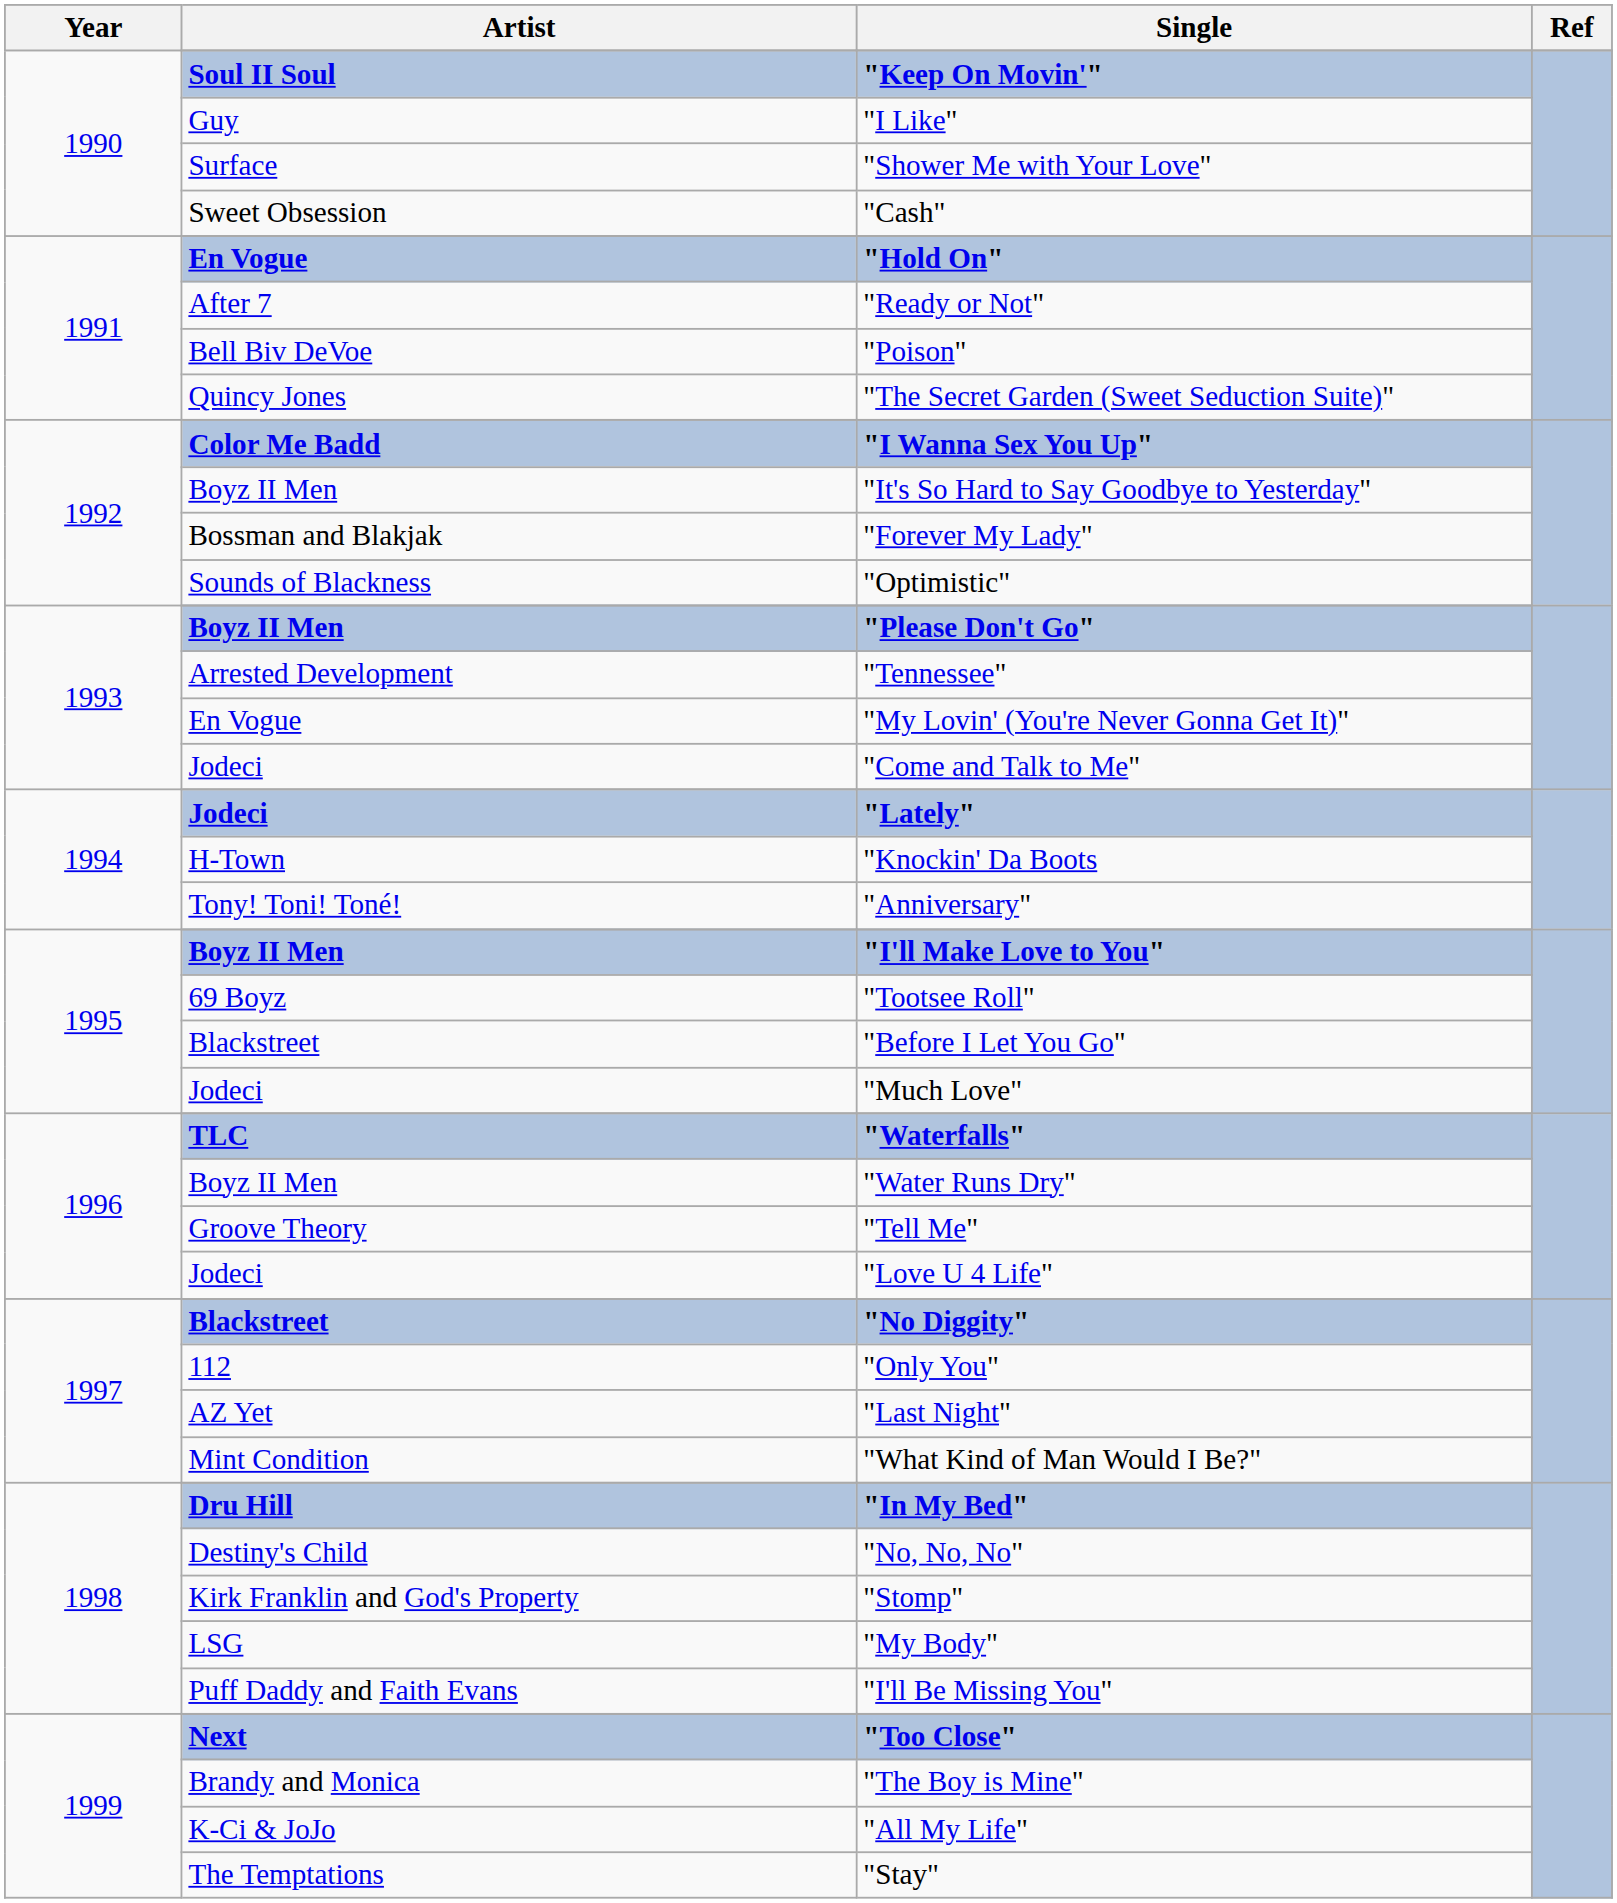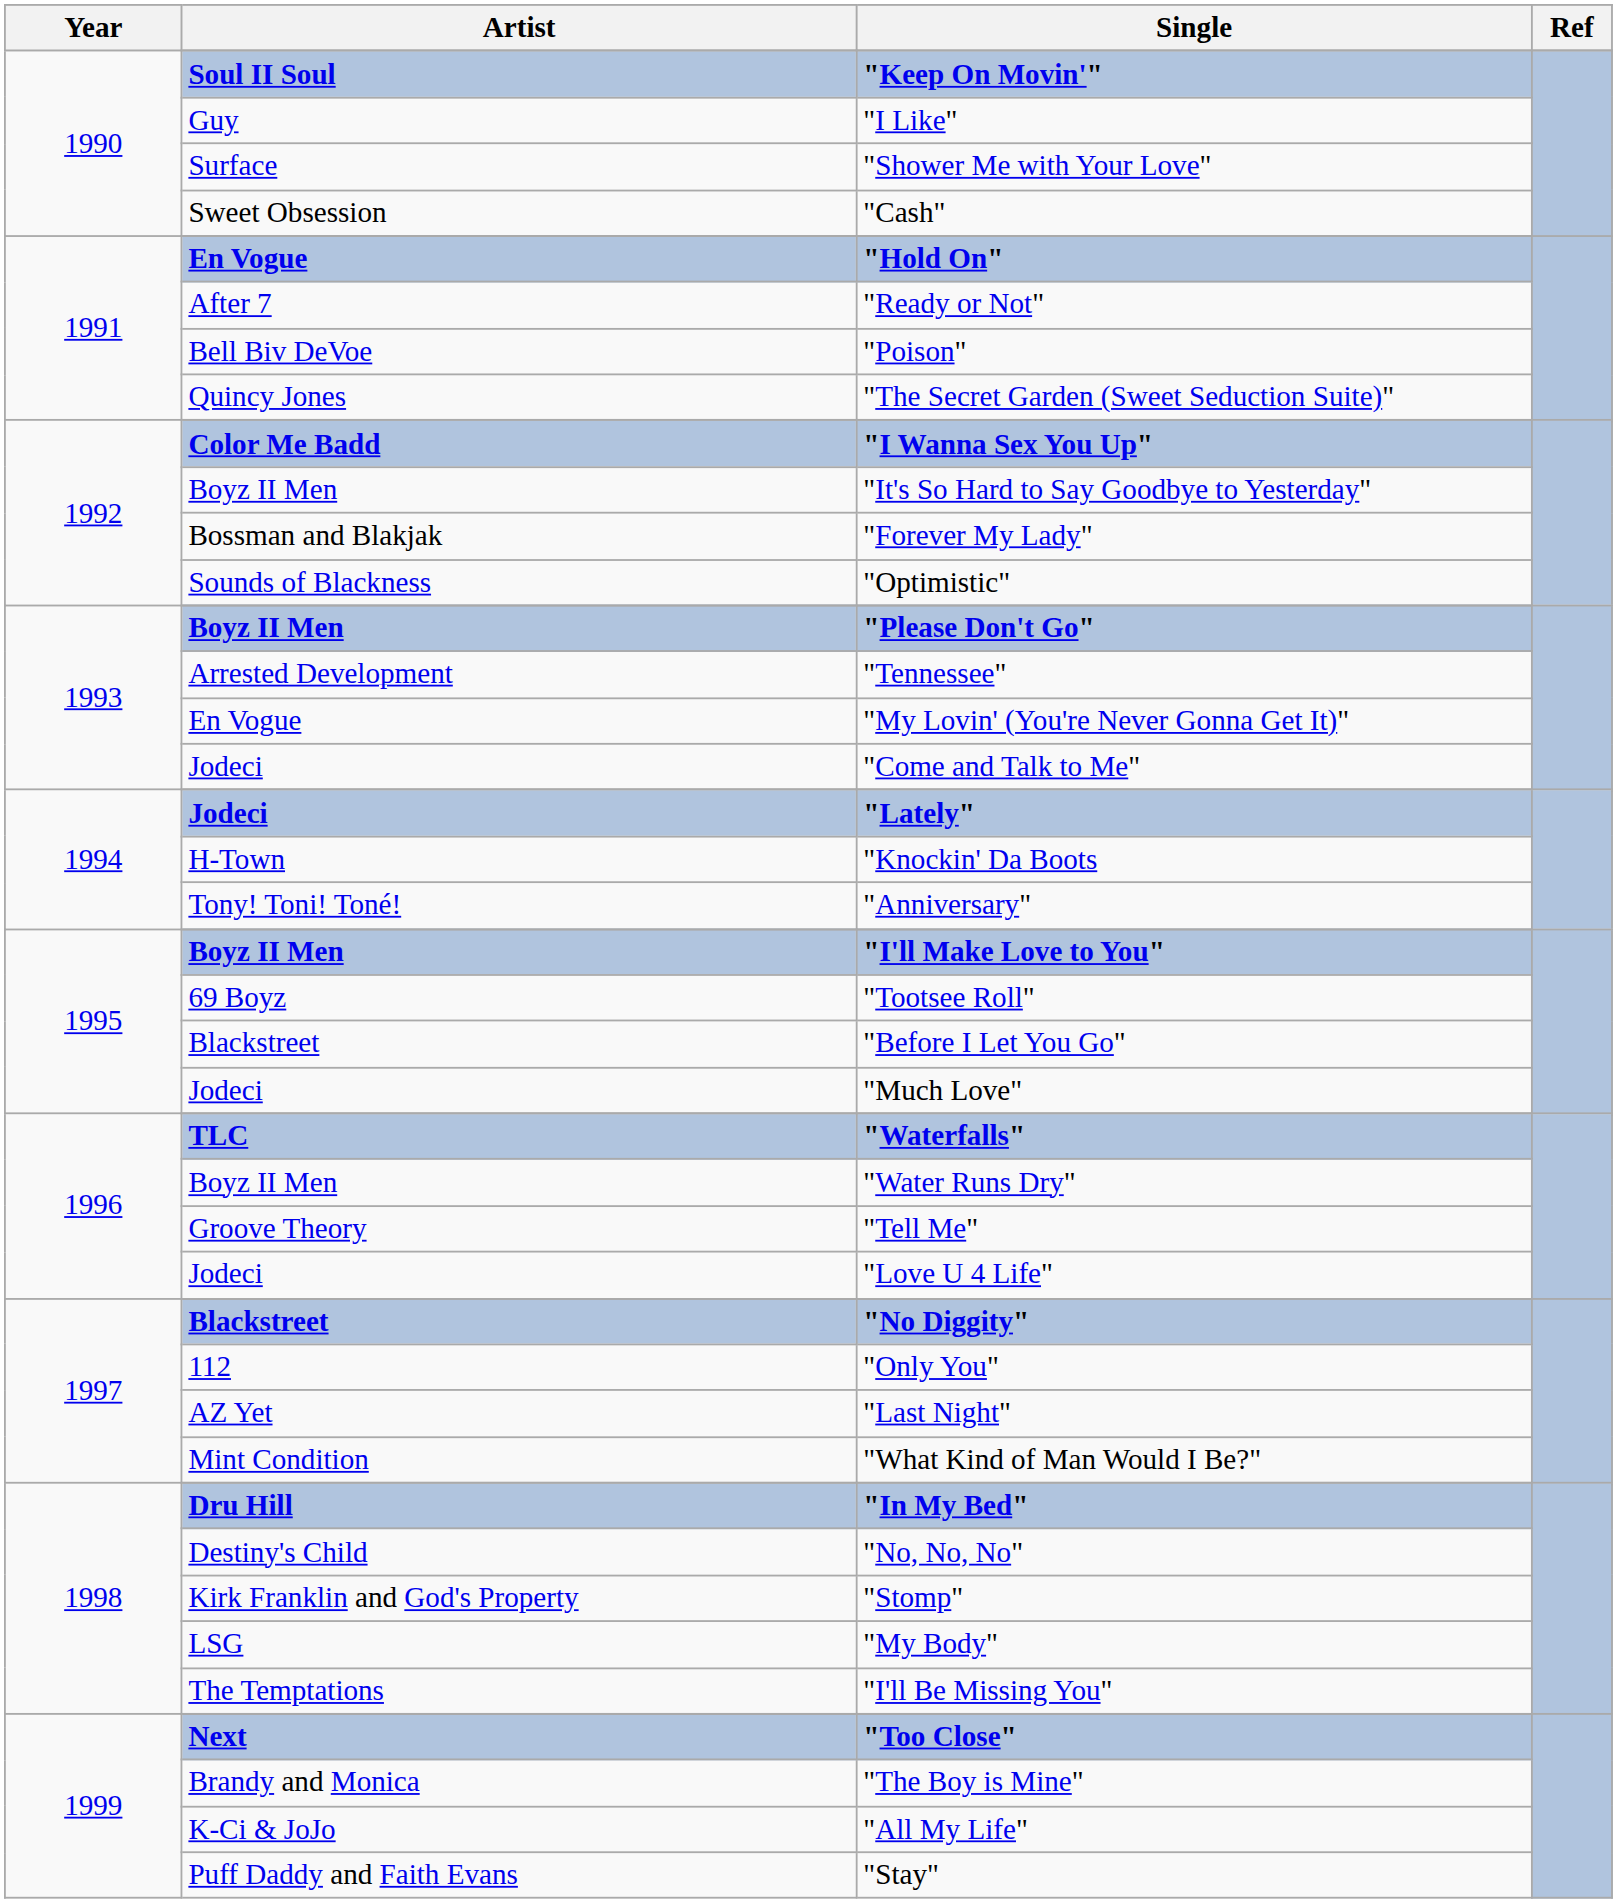(353, 1690) Puff Daddy and Faith Evans -> (286, 1690) The Temptations
(286, 1874) The Temptations -> (353, 1874) Puff Daddy and Faith Evans
